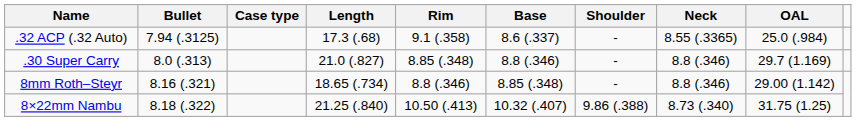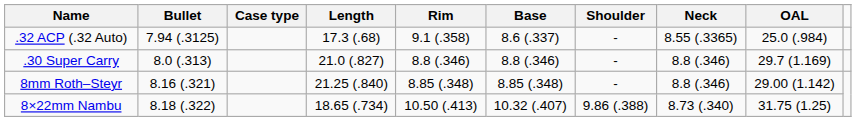(441, 60) 8.85 (.348) -> (441, 60) 8.8 (.346)
(351, 83) 18.65 (.734) -> (351, 83) 21.25 (.840)
(441, 83) 8.8 (.346) -> (441, 83) 8.85 (.348)
(351, 105) 21.25 (.840) -> (351, 105) 18.65 (.734)
